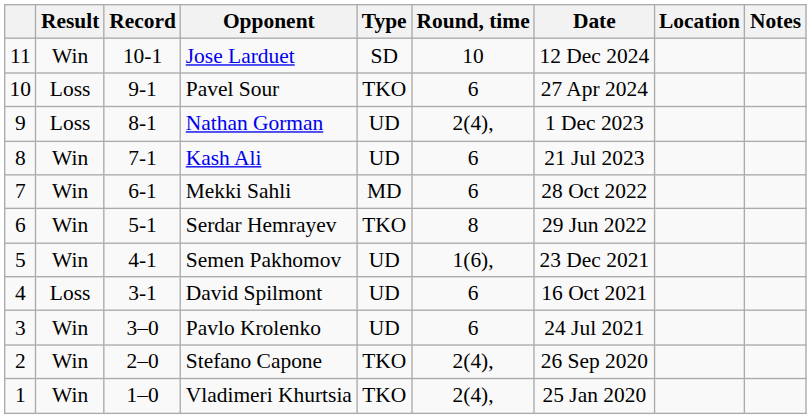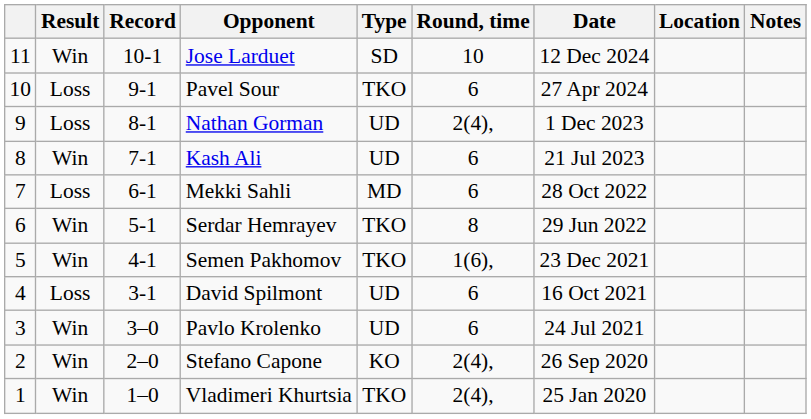(70, 191) Win -> (70, 191) Loss
(384, 259) UD -> (384, 259) TKO
(384, 361) TKO -> (384, 361) KO
